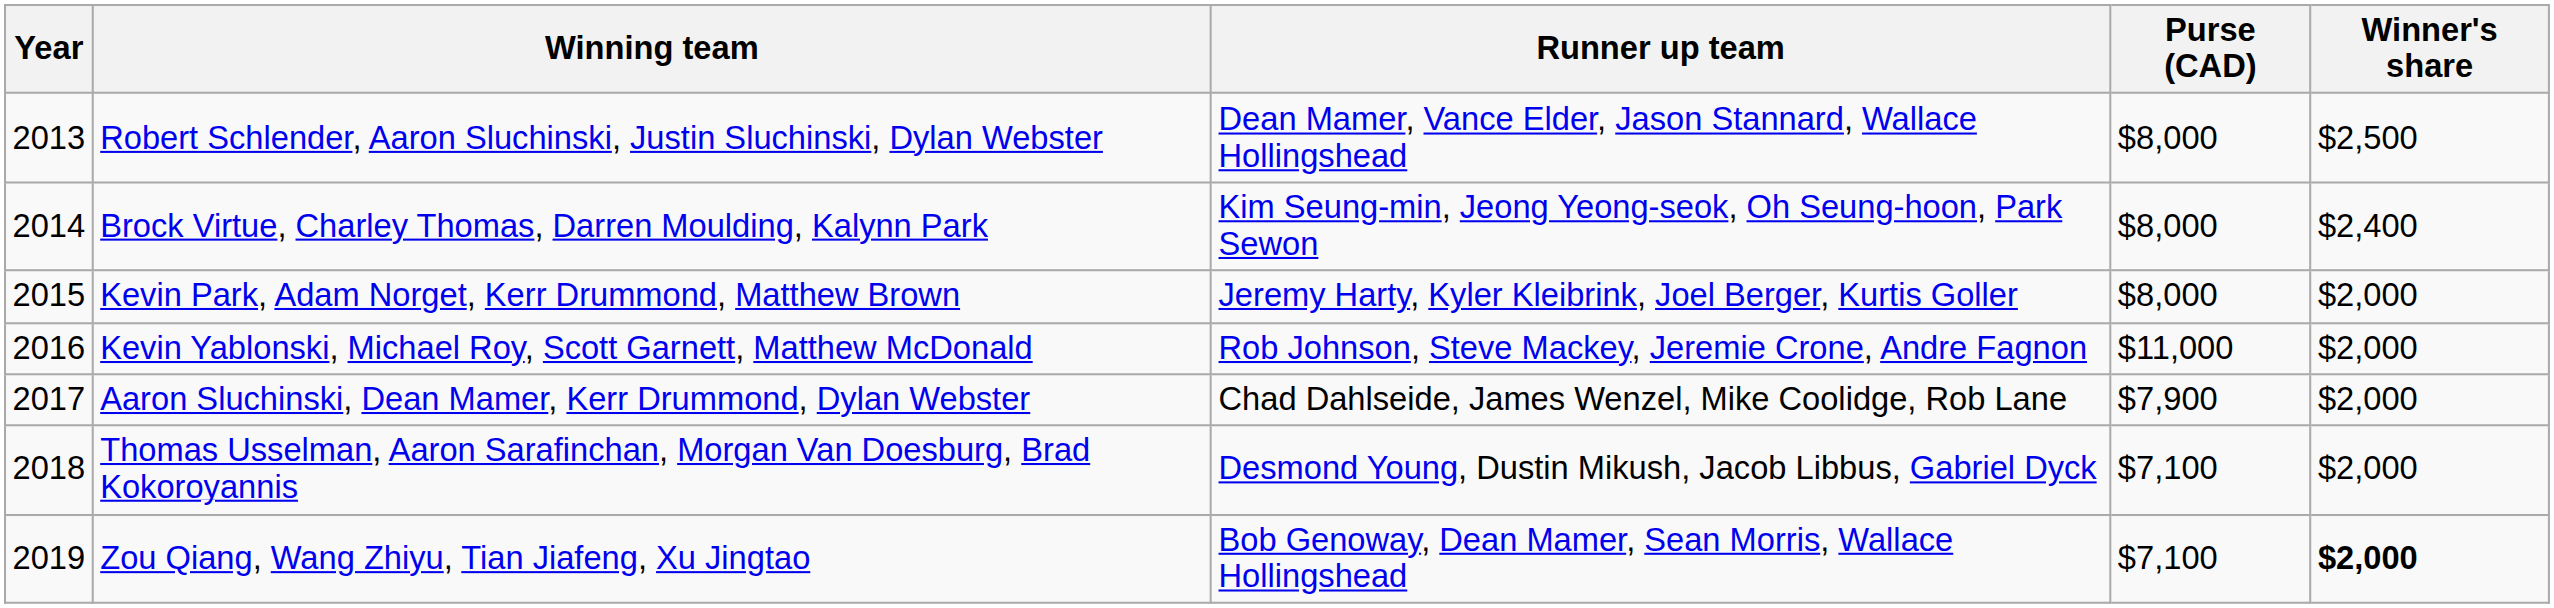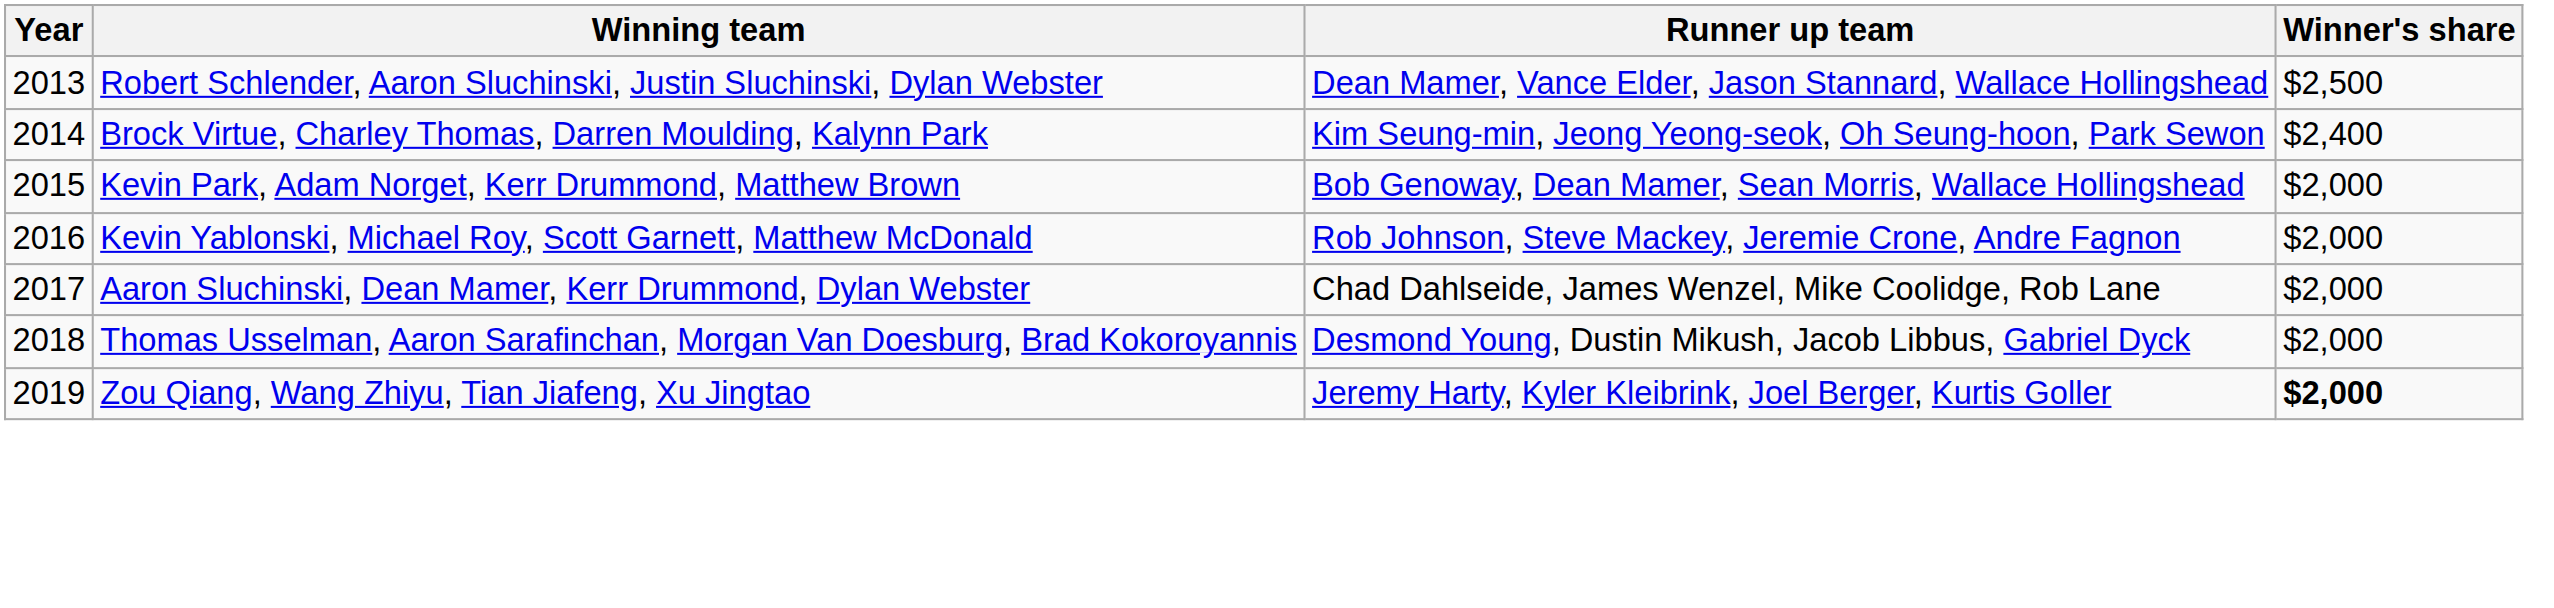- column: (2210, 48)
(1618, 295) Jeremy Harty, Kyler Kleibrink, Joel Berger, Kurtis Goller -> (1778, 185) Bob Genoway, Dean Mamer, Sean Morris, Wallace Hollingshead
(1586, 557) Bob Genoway, Dean Mamer, Sean Morris, Wallace Hollingshead -> (1712, 392) Jeremy Harty, Kyler Kleibrink, Joel Berger, Kurtis Goller
